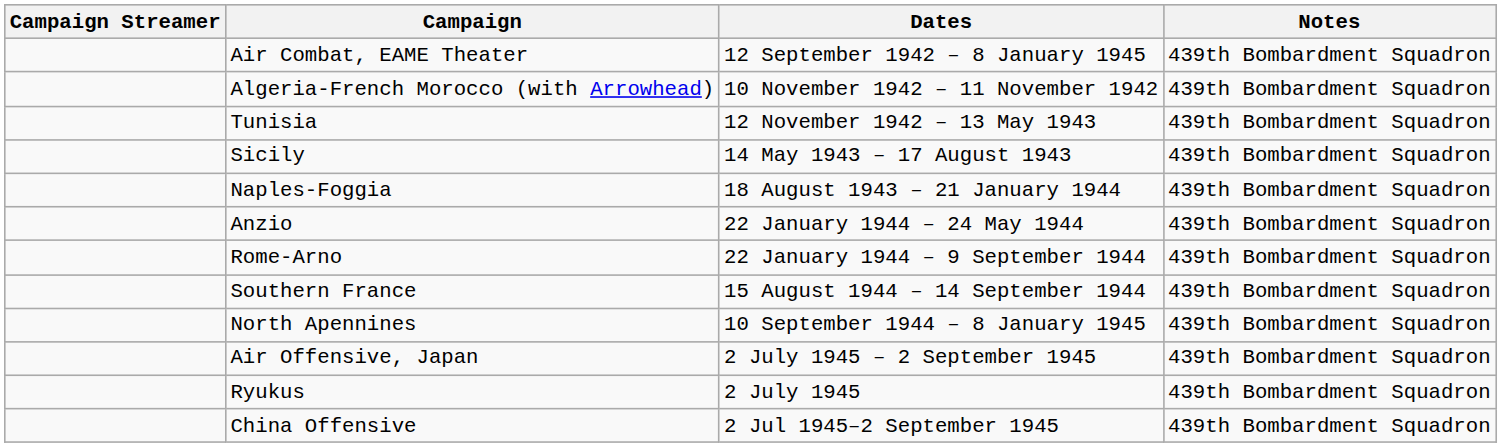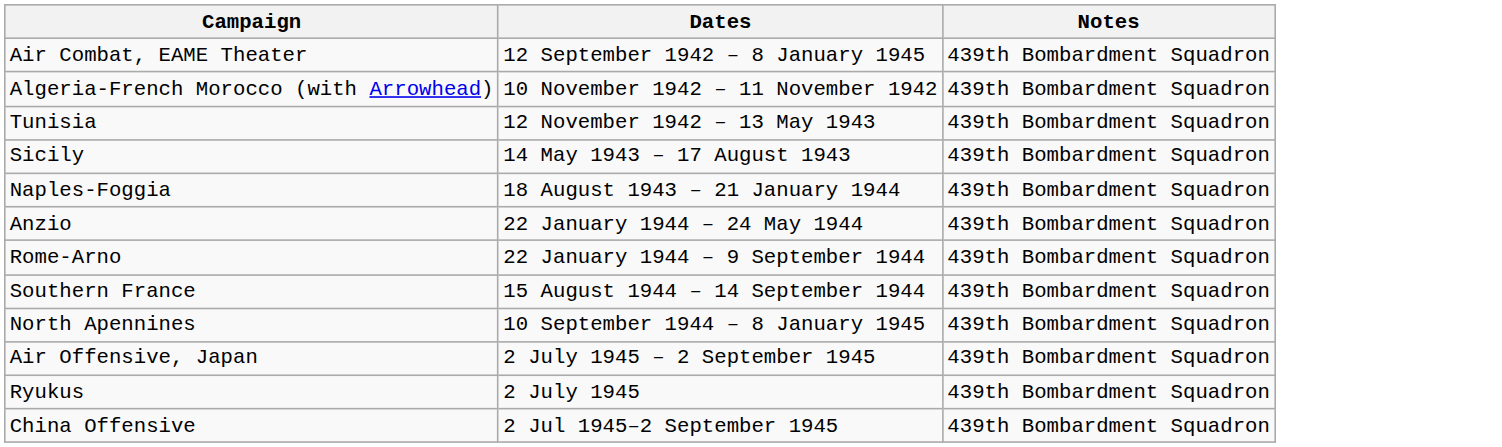- column: (115, 22)
